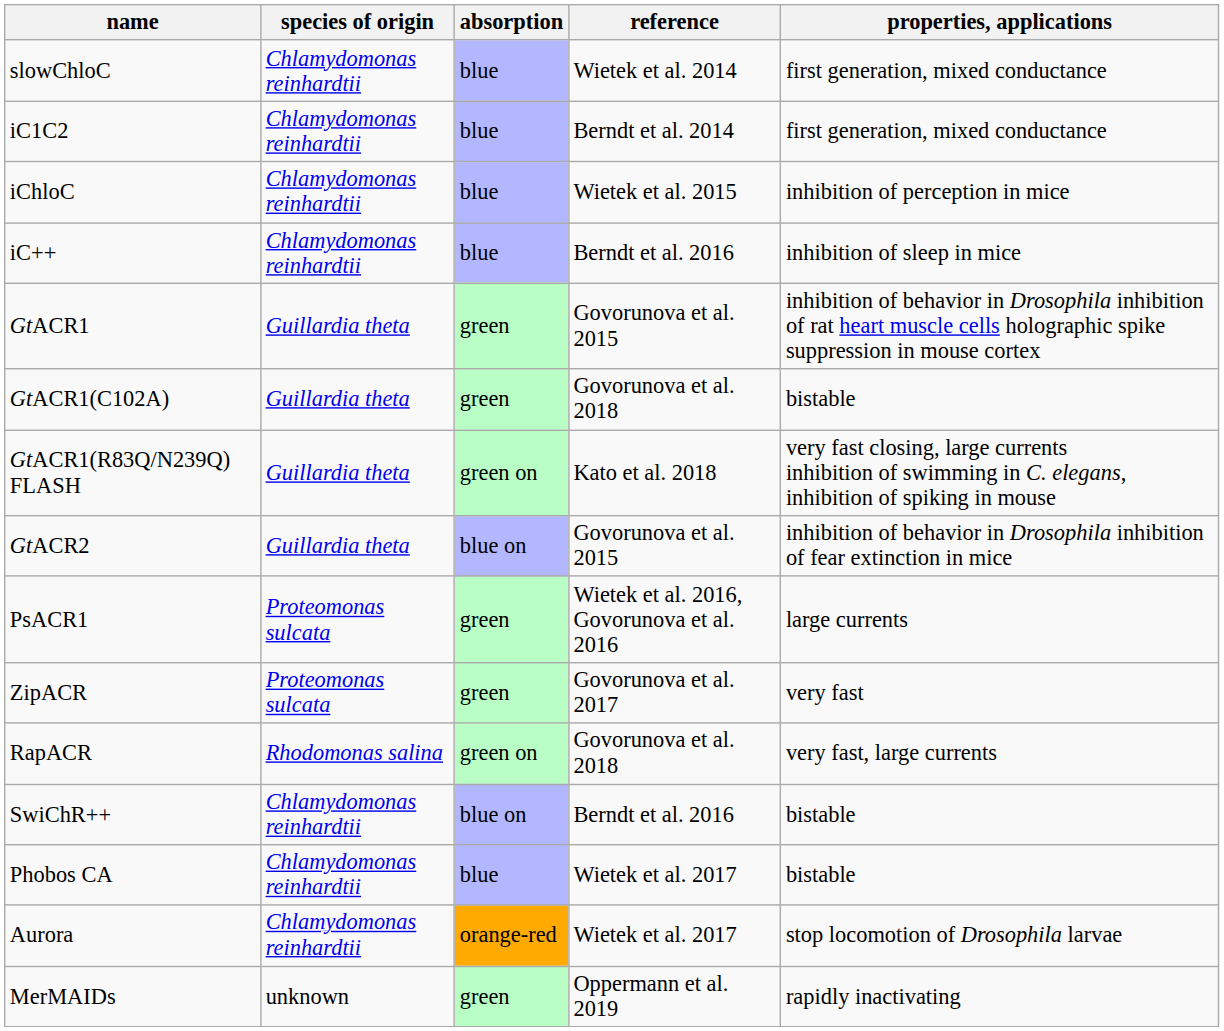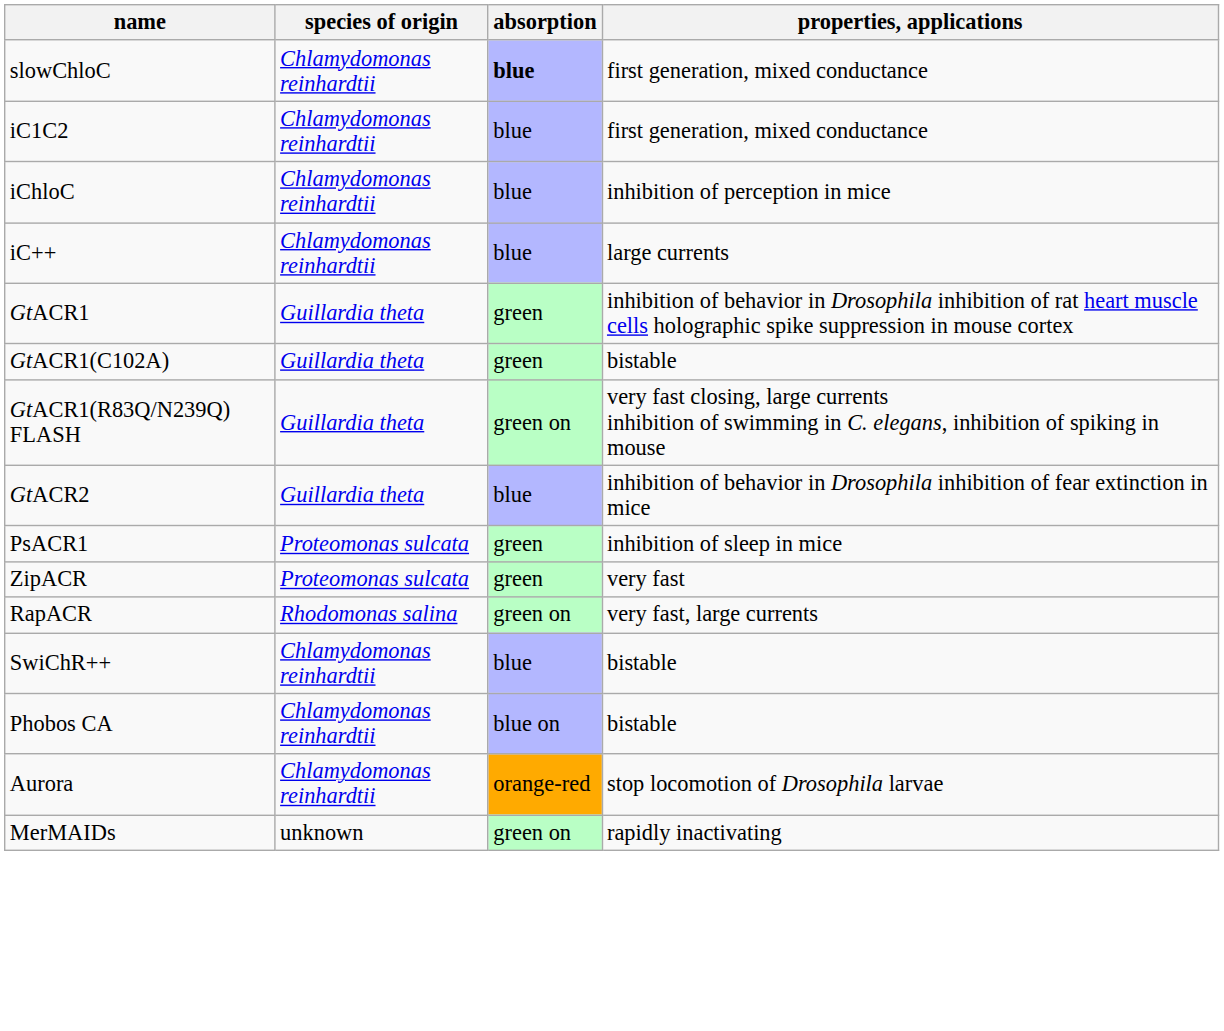- column: (674, 22)
(479, 70) normal -> (514, 70) bold
(903, 252) inhibition of sleep in mice -> (668, 252) large currents
(493, 545) blue on -> (513, 495) blue
(847, 619) large currents -> (725, 543) inhibition of sleep in mice
(493, 813) blue on -> (513, 662) blue
(479, 874) blue -> (527, 723) blue on
(485, 996) green -> (532, 832) green on
